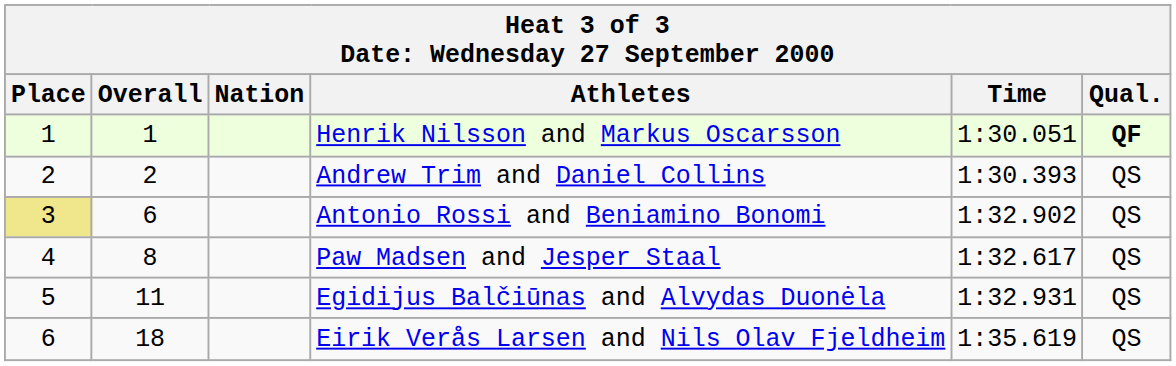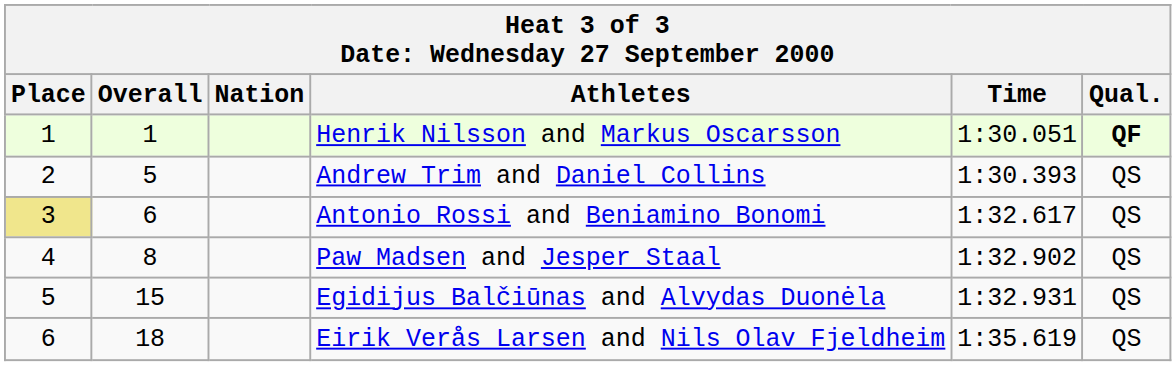(150, 176) 2 -> (150, 176) 5
(1017, 217) 1:32.902 -> (1017, 217) 1:32.617
(1017, 257) 1:32.617 -> (1017, 257) 1:32.902
(150, 298) 11 -> (150, 298) 15
